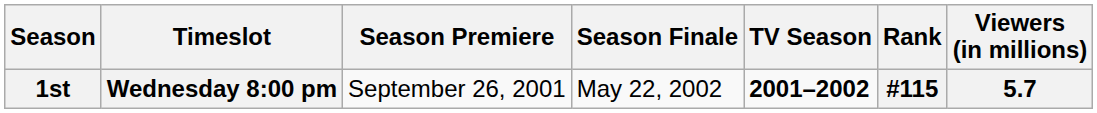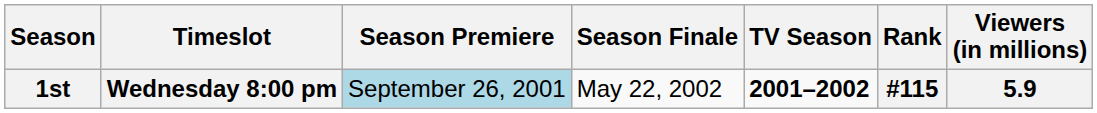(457, 88) no background -> (457, 88) lightblue background
(1020, 88) 5.7 -> (1020, 88) 5.9
